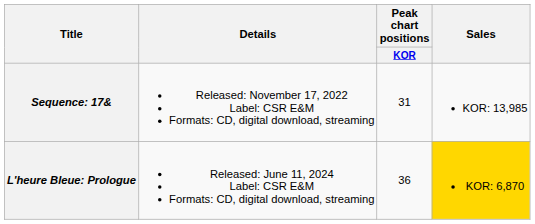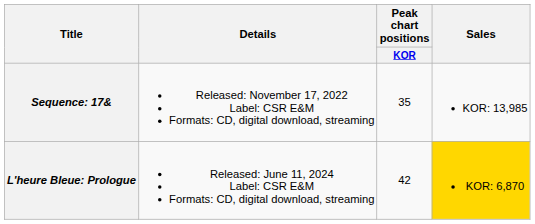(405, 102) 31 -> (405, 102) 35
(405, 180) 36 -> (405, 180) 42
